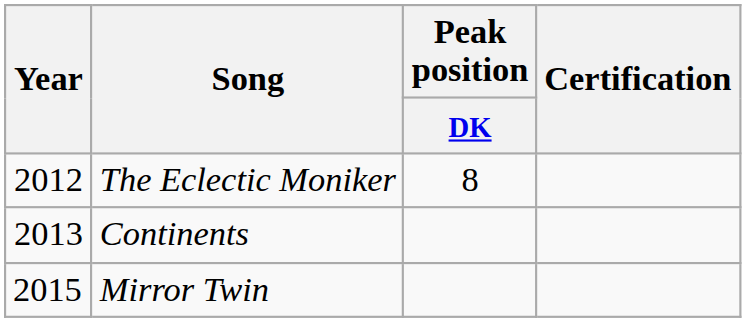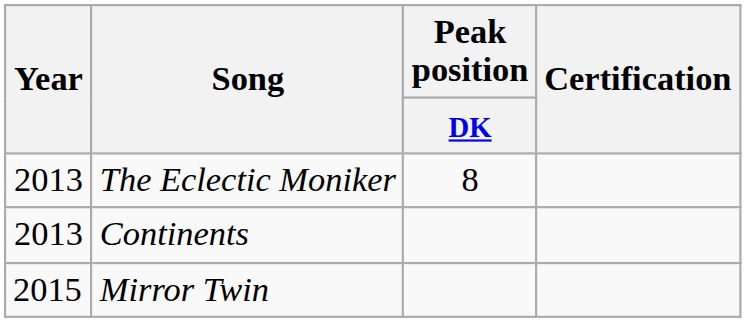(48, 179) 2012 -> (48, 179) 2013
